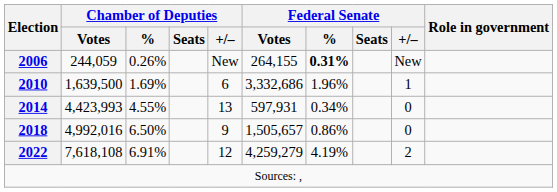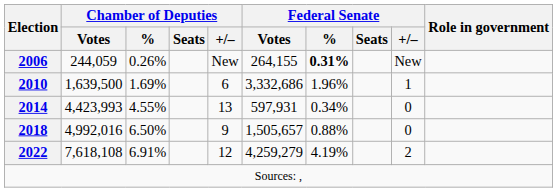(329, 130) 0.86% -> (329, 130) 0.88%
